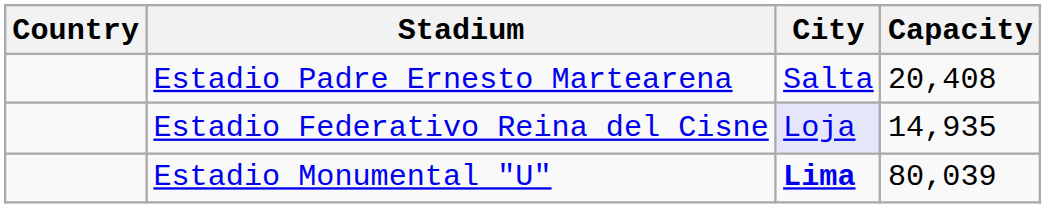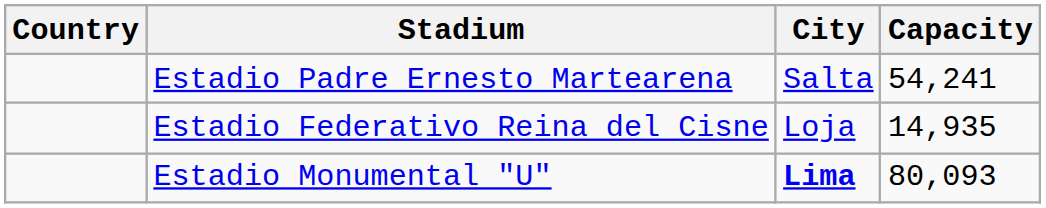(942, 79) 20,408 -> (942, 79) 54,241
(819, 128) lavender background -> (819, 128) no background
(942, 177) 80,039 -> (942, 177) 80,093
